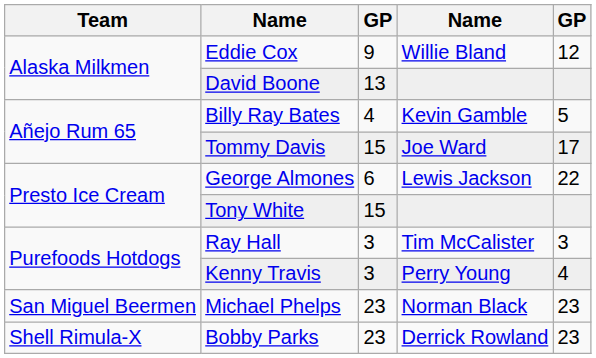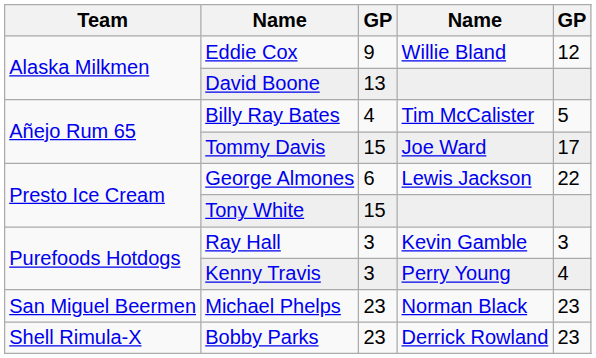(464, 115) Kevin Gamble -> (468, 115) Tim McCalister
(468, 242) Tim McCalister -> (464, 242) Kevin Gamble
